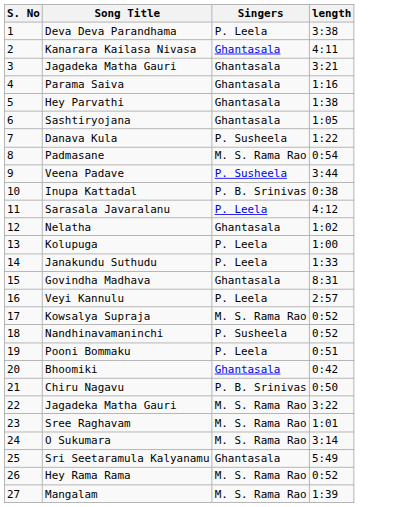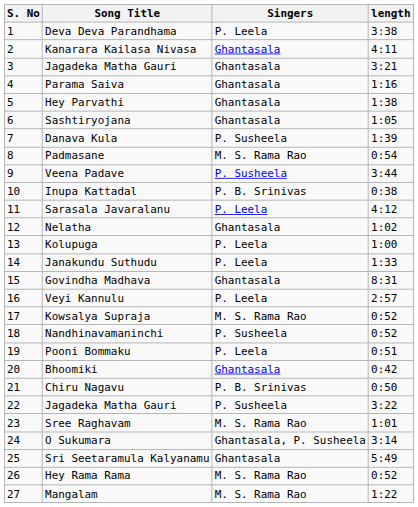(325, 138) 1:22 -> (384, 138) 1:39
(261, 405) M. S. Rama Rao -> (251, 405) P. Susheela
(261, 440) M. S. Rama Rao -> (290, 440) Ghantasala, P. Susheela
(325, 494) 1:39 -> (384, 494) 1:22
